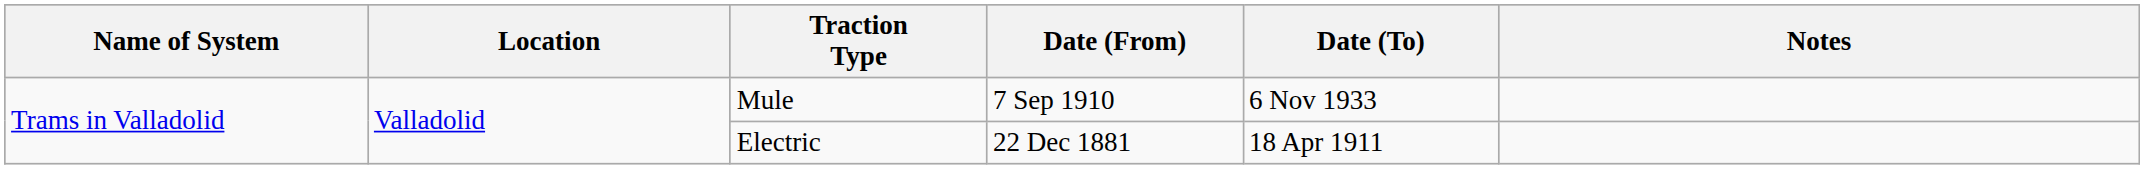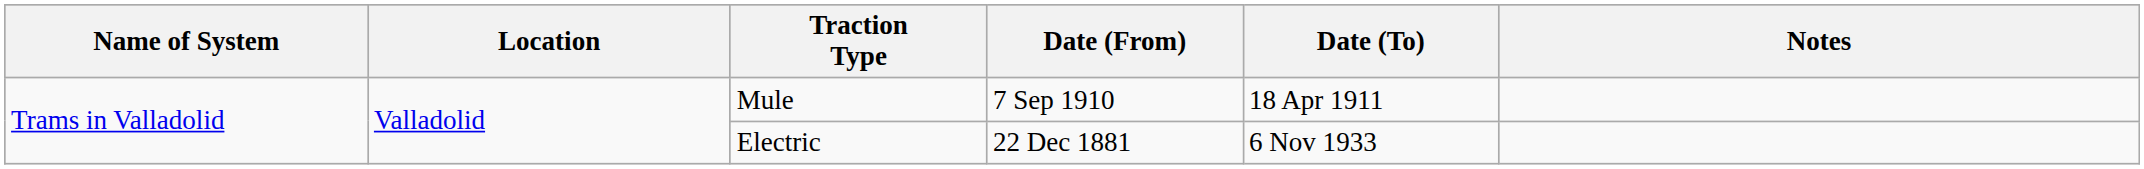(1313, 99) 6 Nov 1933 -> (1316, 99) 18 Apr 1911
(1316, 142) 18 Apr 1911 -> (1313, 142) 6 Nov 1933
